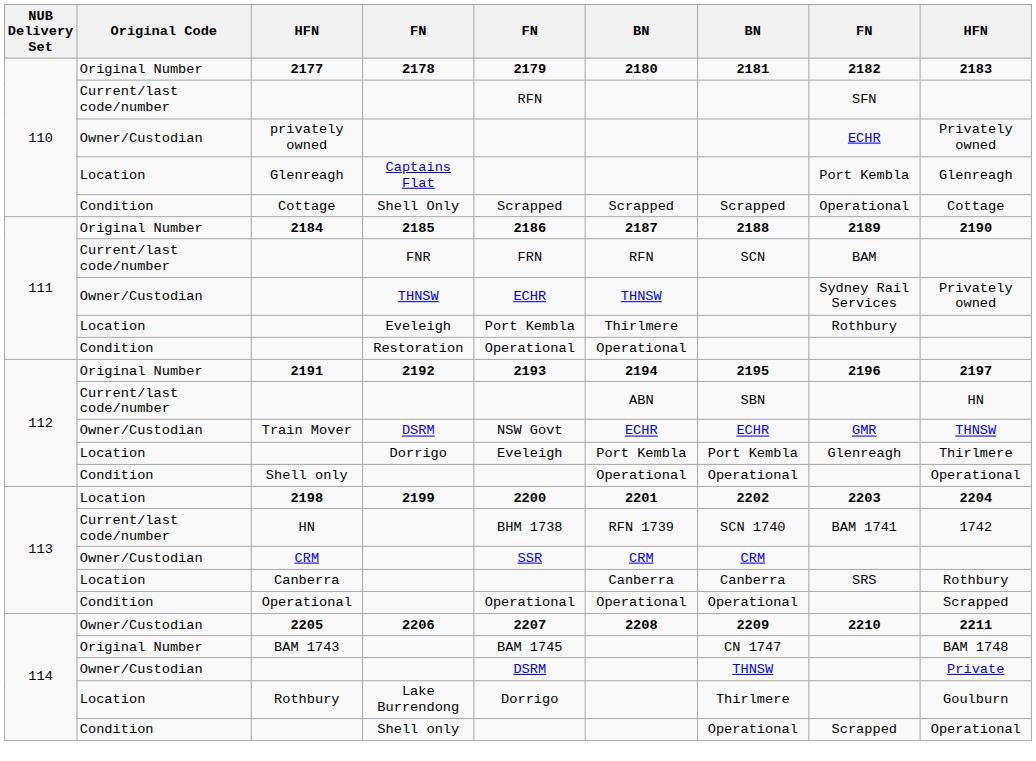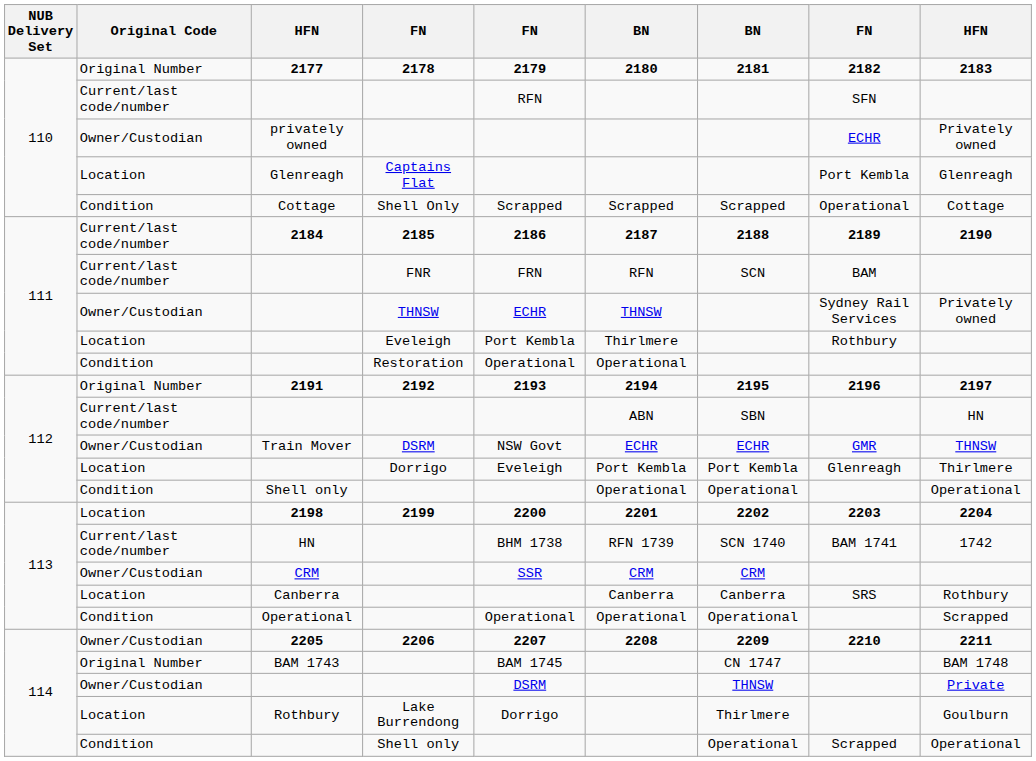(141, 228) Original Number -> (129, 236) Current/last code/number
